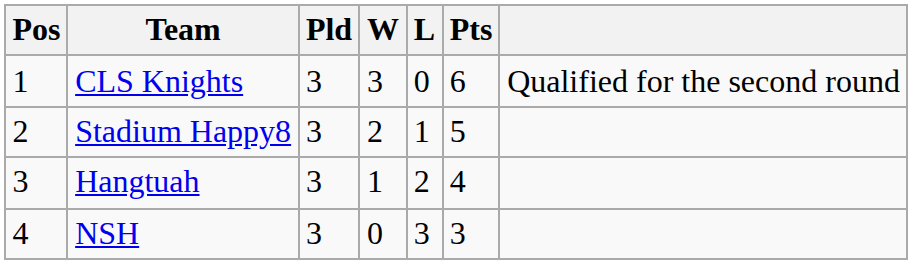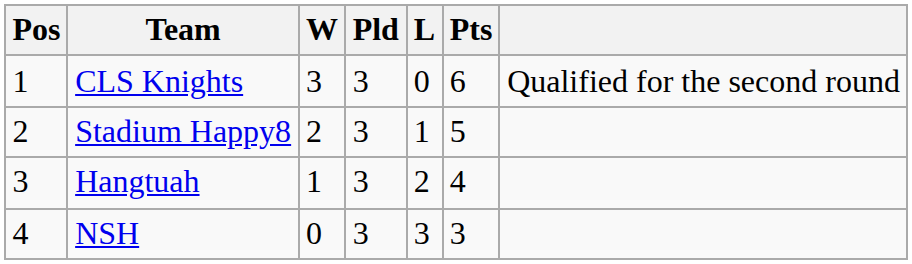columns swapped: (329, 29) <-> (383, 29)
